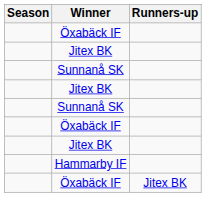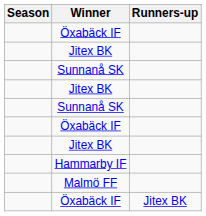+ row: (91, 182)
